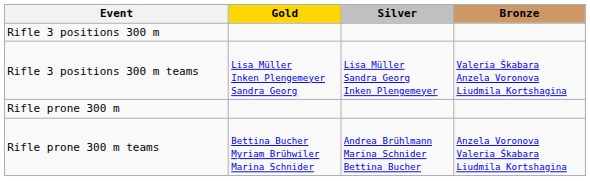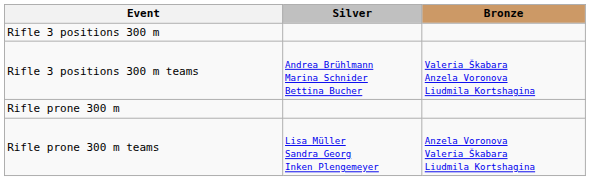- column: (285, 13)
(391, 77) Lisa Müller Sandra Georg Inken Plengemeyer -> (329, 77) Andrea Brühlmann Marina Schnider Bettina Bucher
(388, 154) Andrea Brühlmann Marina Schnider Bettina Bucher -> (332, 154) Lisa Müller Sandra Georg Inken Plengemeyer
